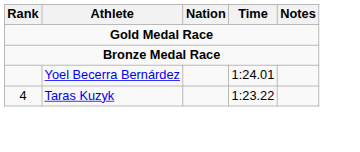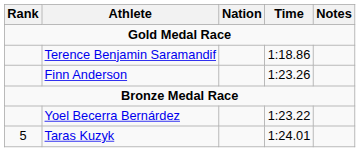+ row: (130, 55)
+ row: (86, 75)
(253, 75) 1:24.01 -> (289, 116) 1:23.22
(23, 95) 4 -> (23, 136) 5
(253, 95) 1:23.22 -> (289, 136) 1:24.01
